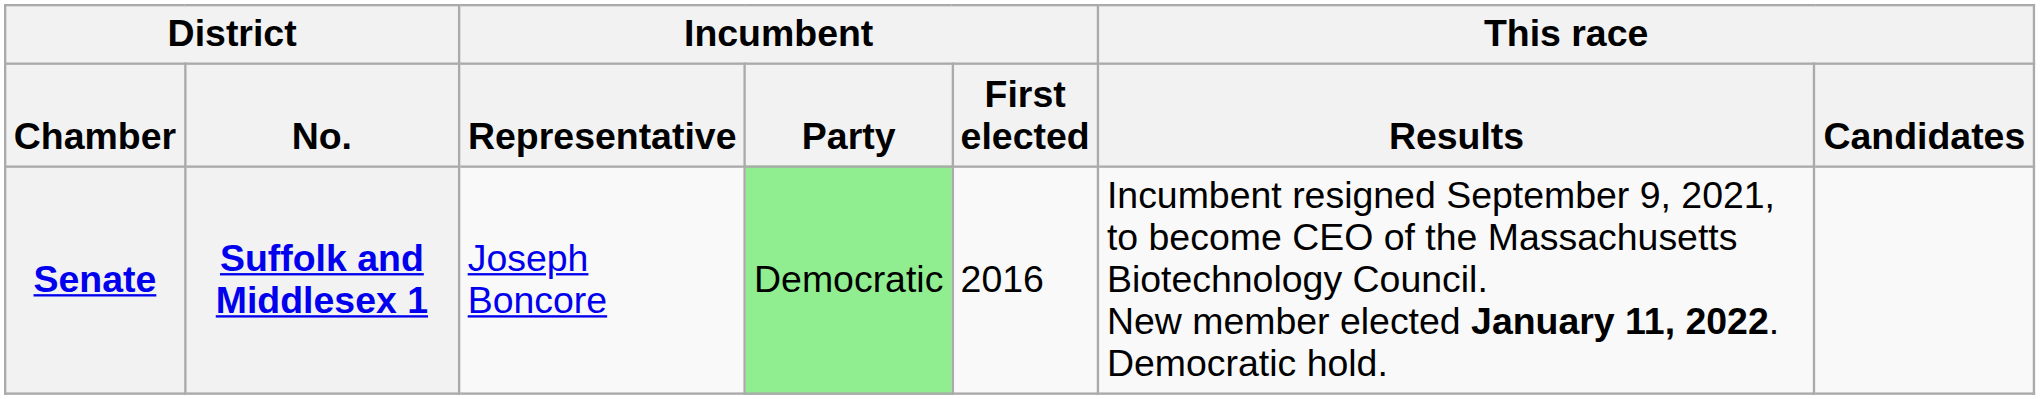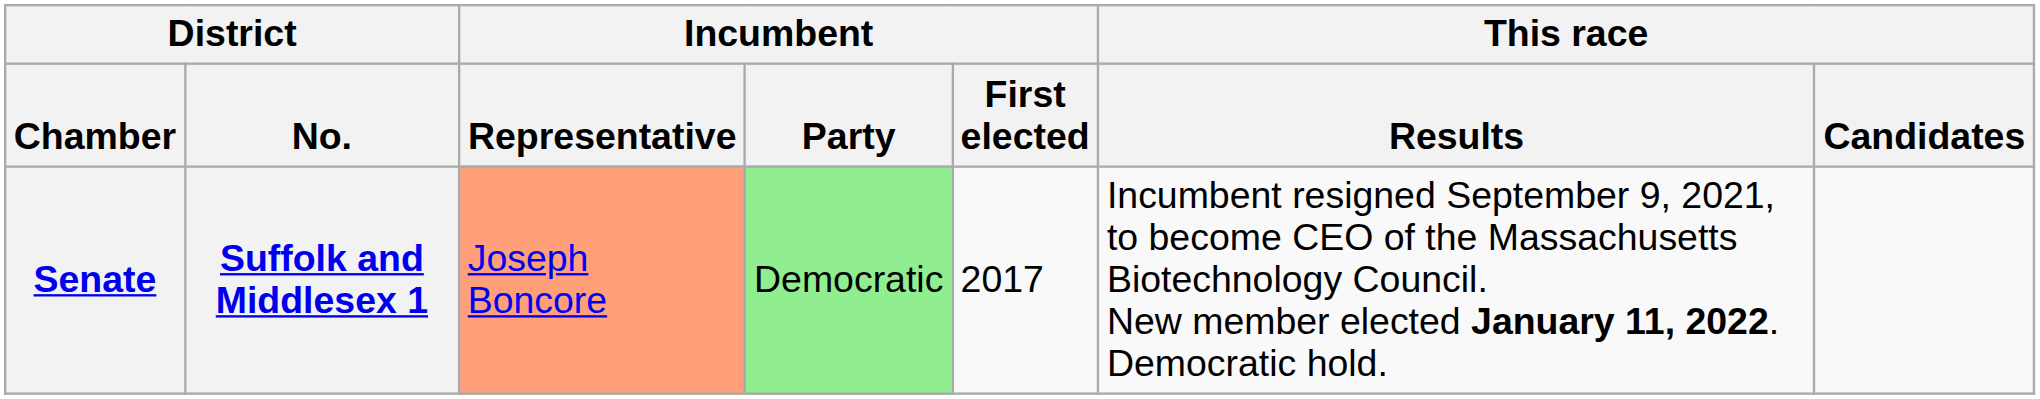(537, 279) no background -> (537, 279) lightsalmon background
(1002, 279) 2016 -> (1002, 279) 2017
